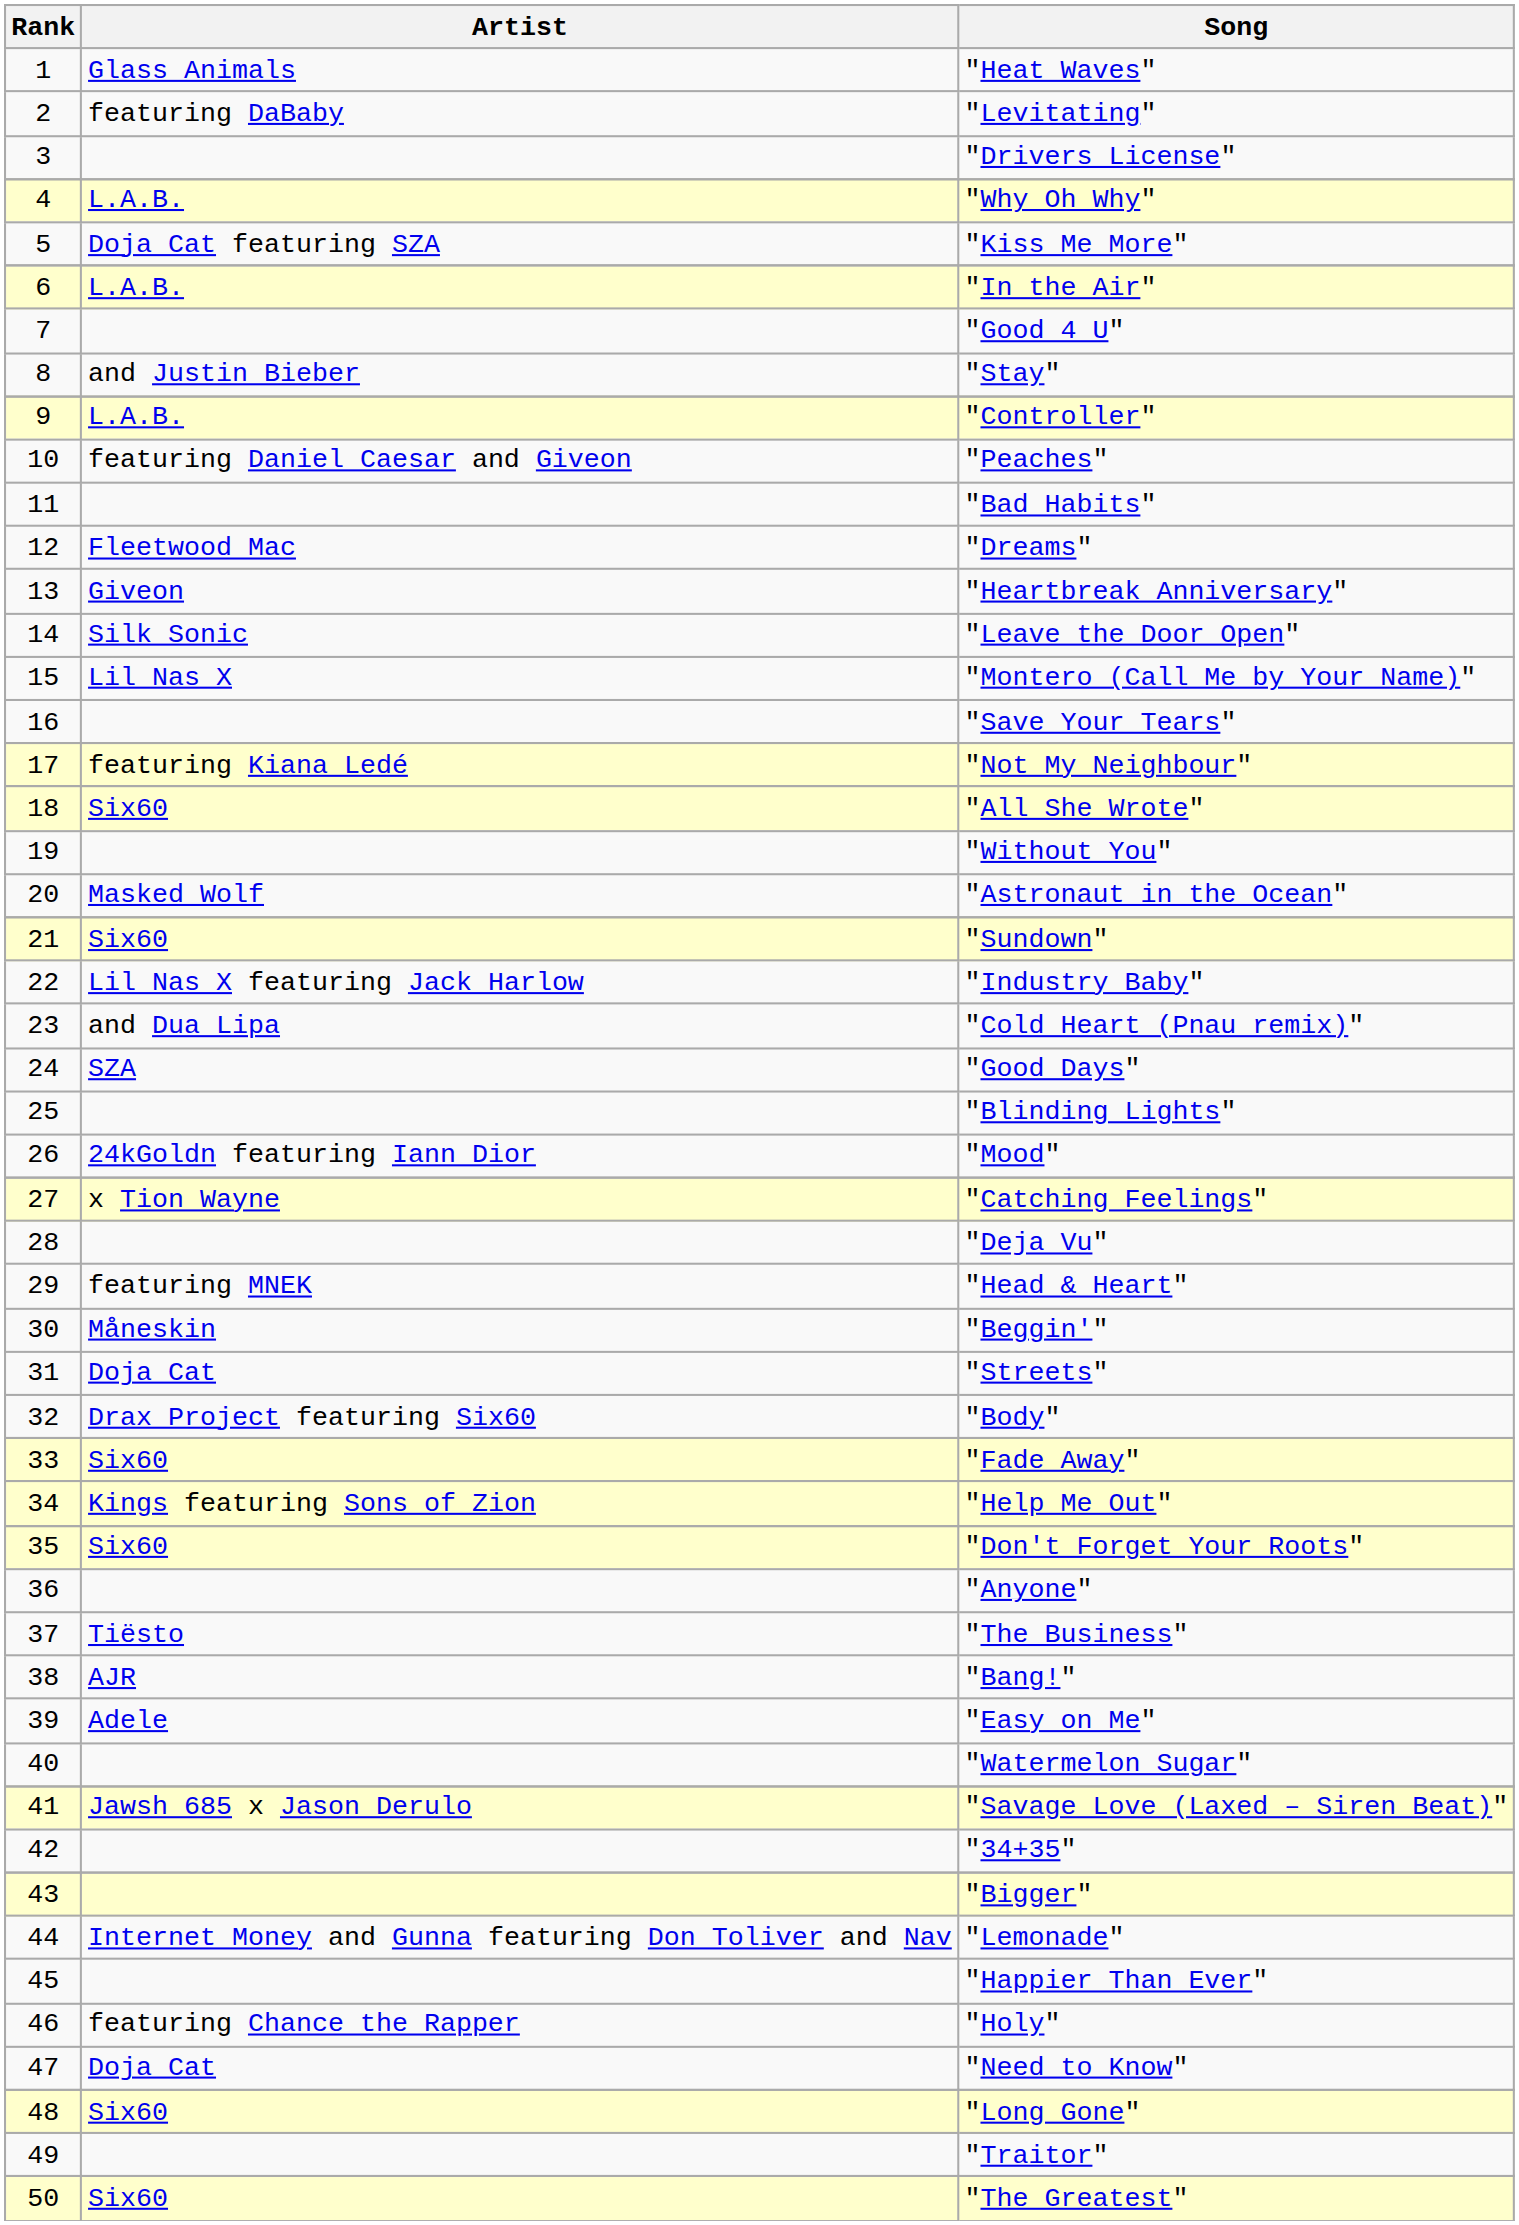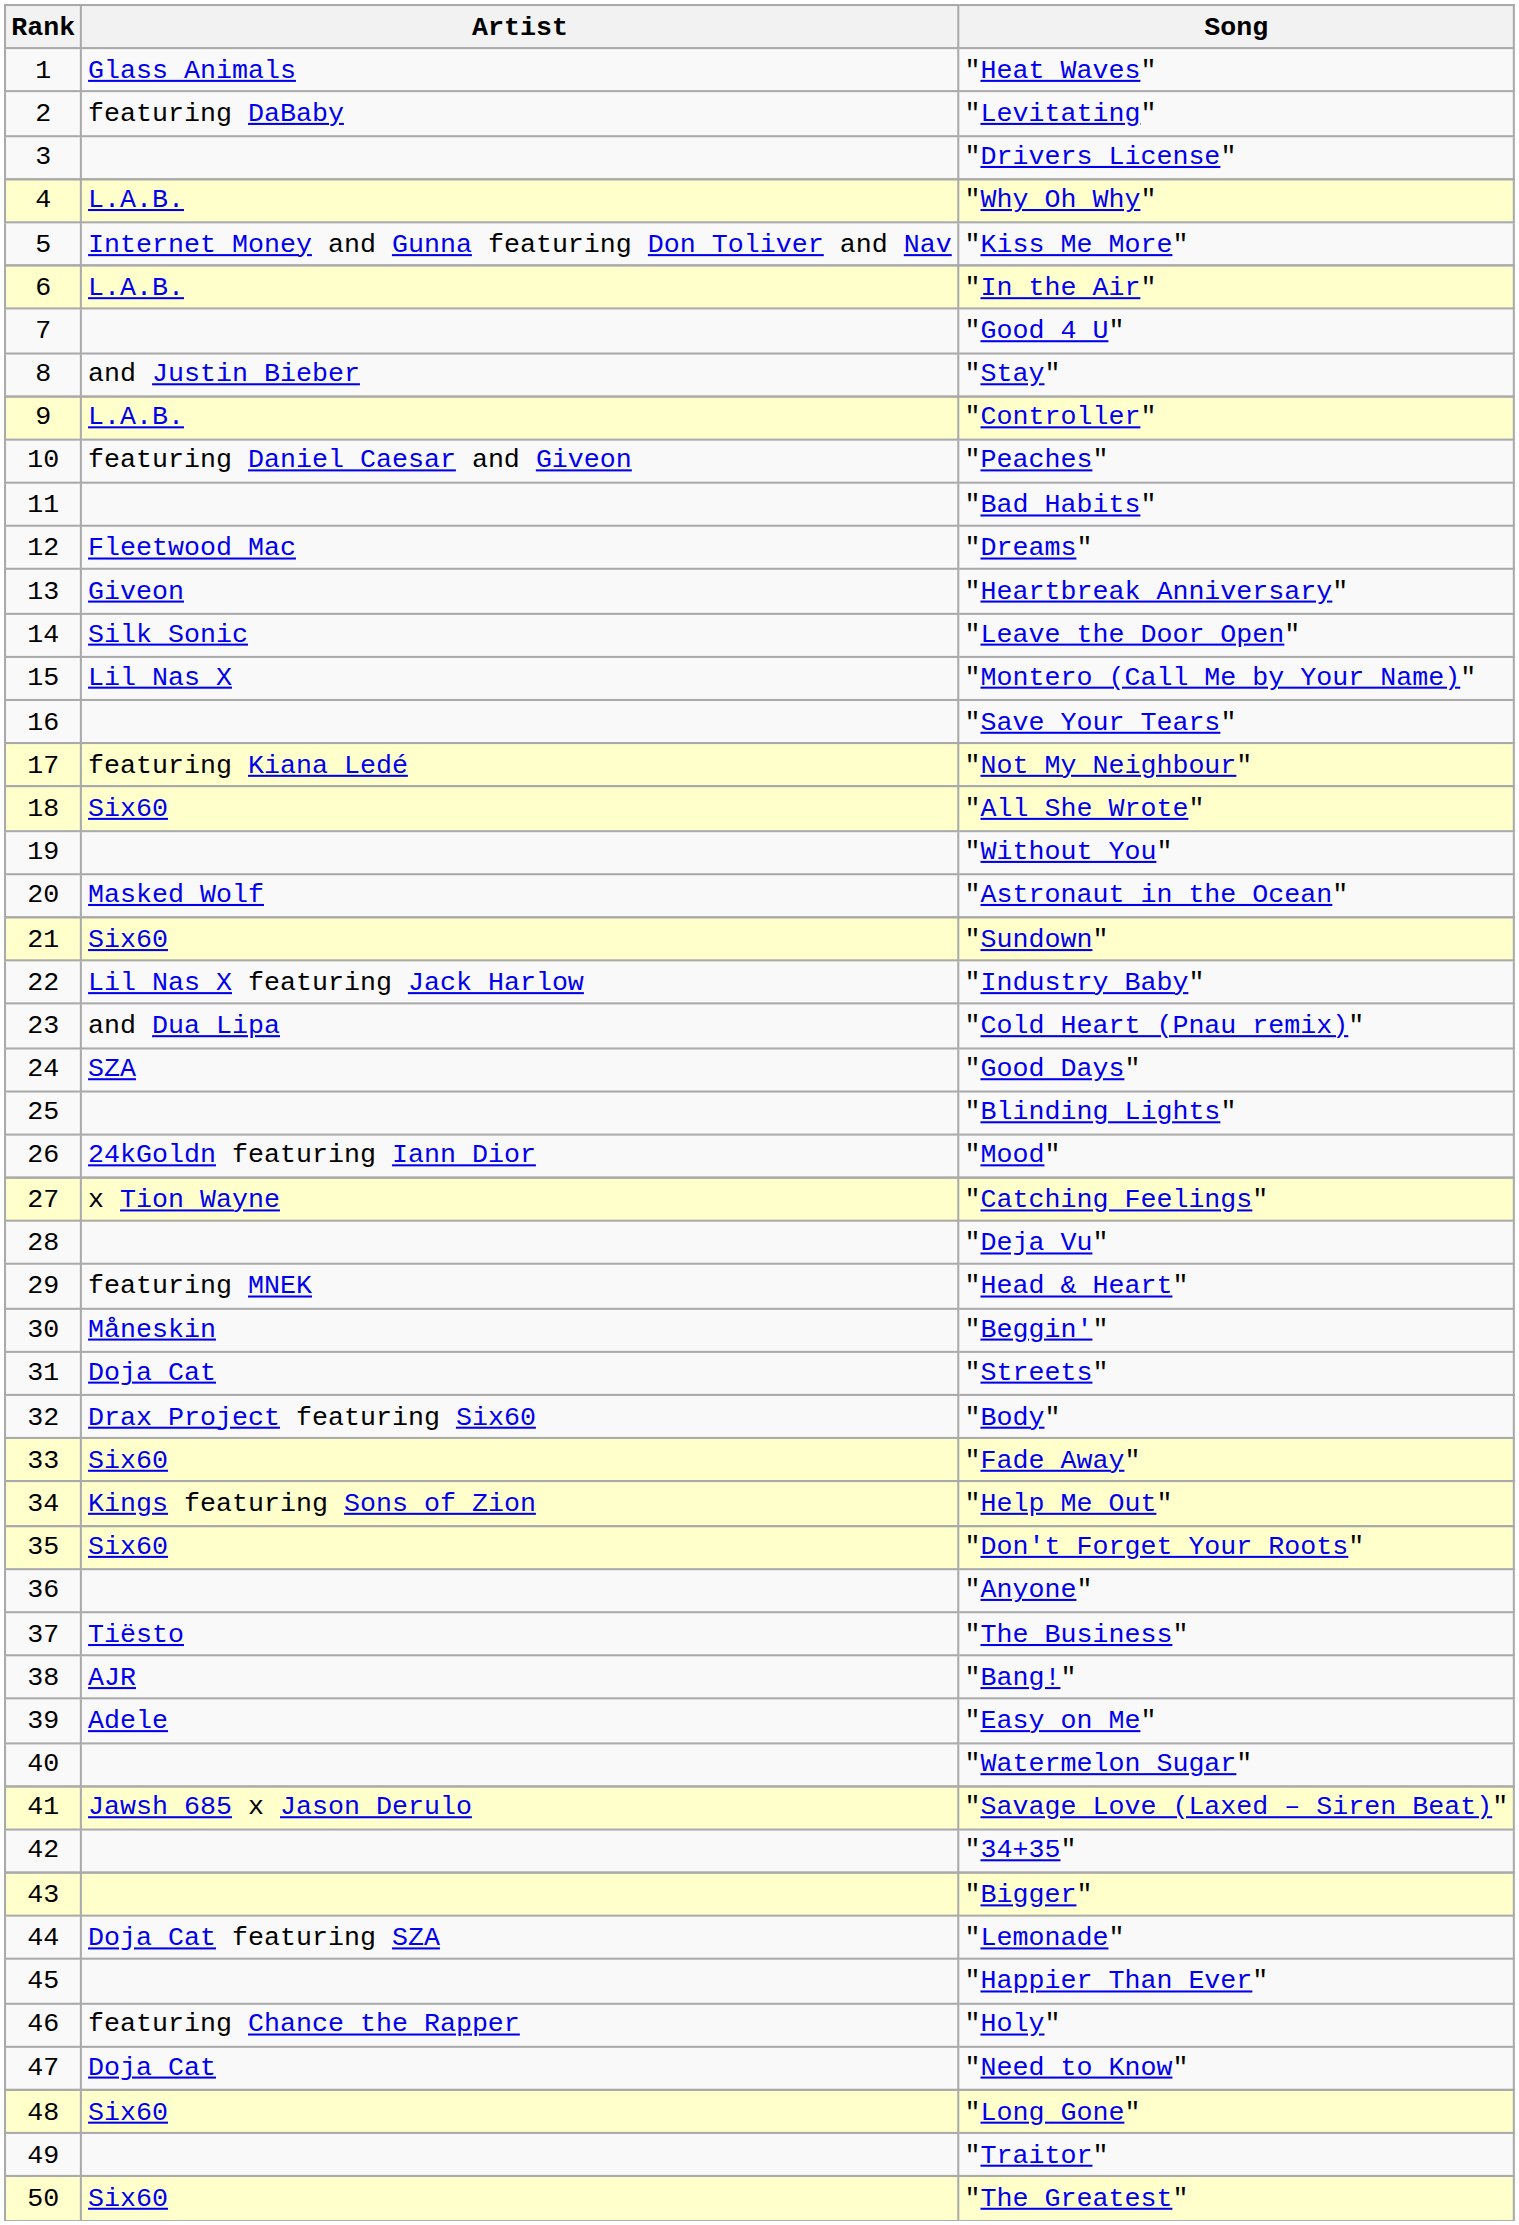(264, 244) Doja Cat featuring SZA -> (520, 244) Internet Money and Gunna featuring Don Toliver and Nav
(520, 1938) Internet Money and Gunna featuring Don Toliver and Nav -> (264, 1938) Doja Cat featuring SZA
